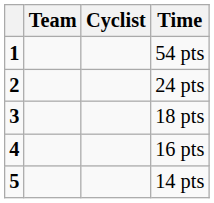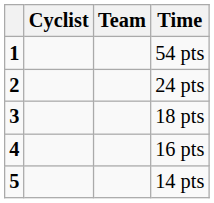columns swapped: (116, 20) <-> (53, 20)
